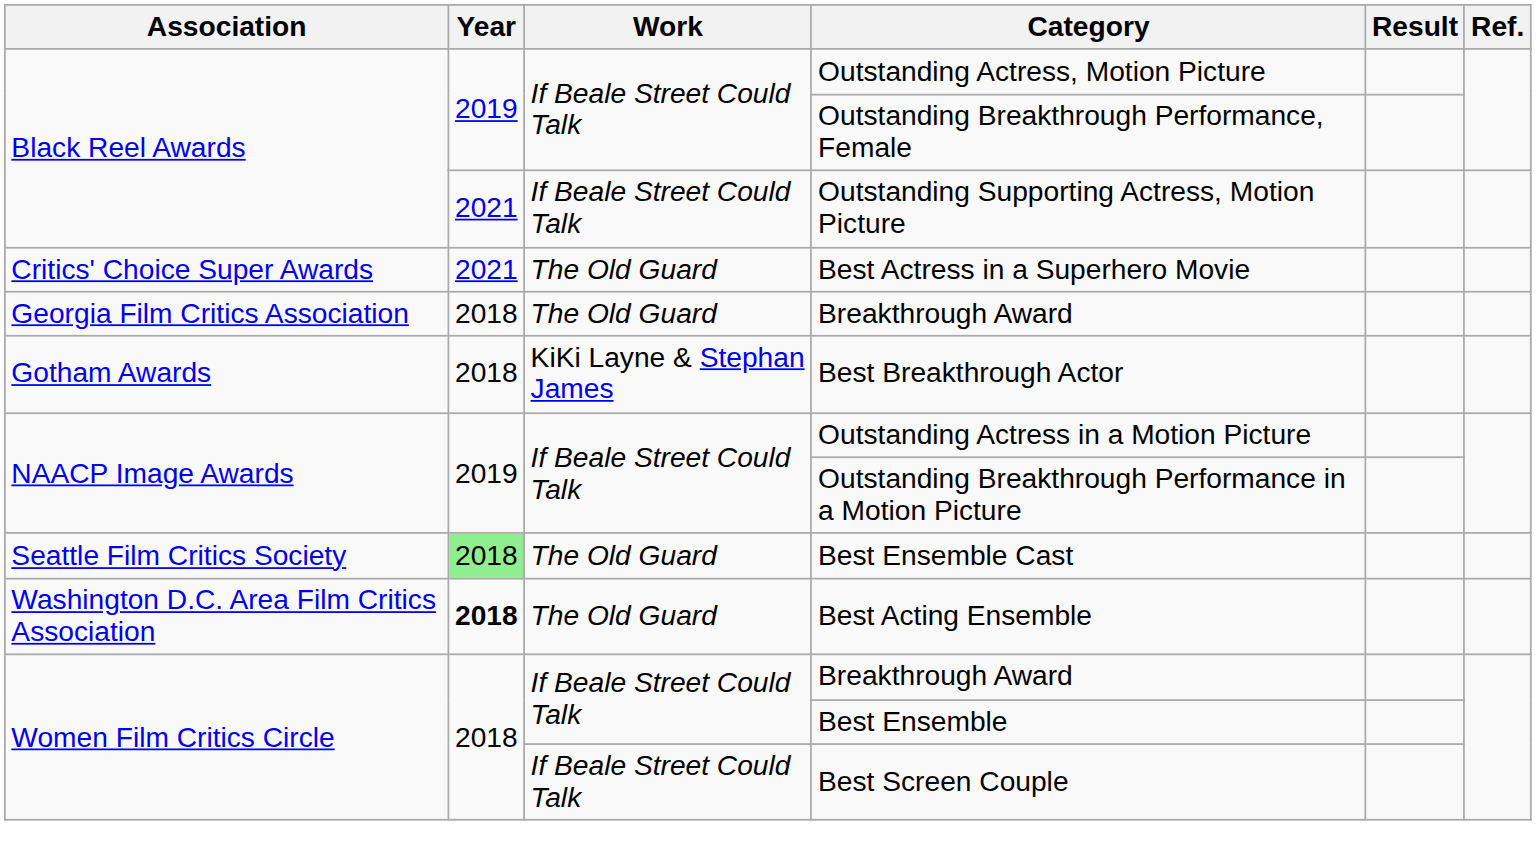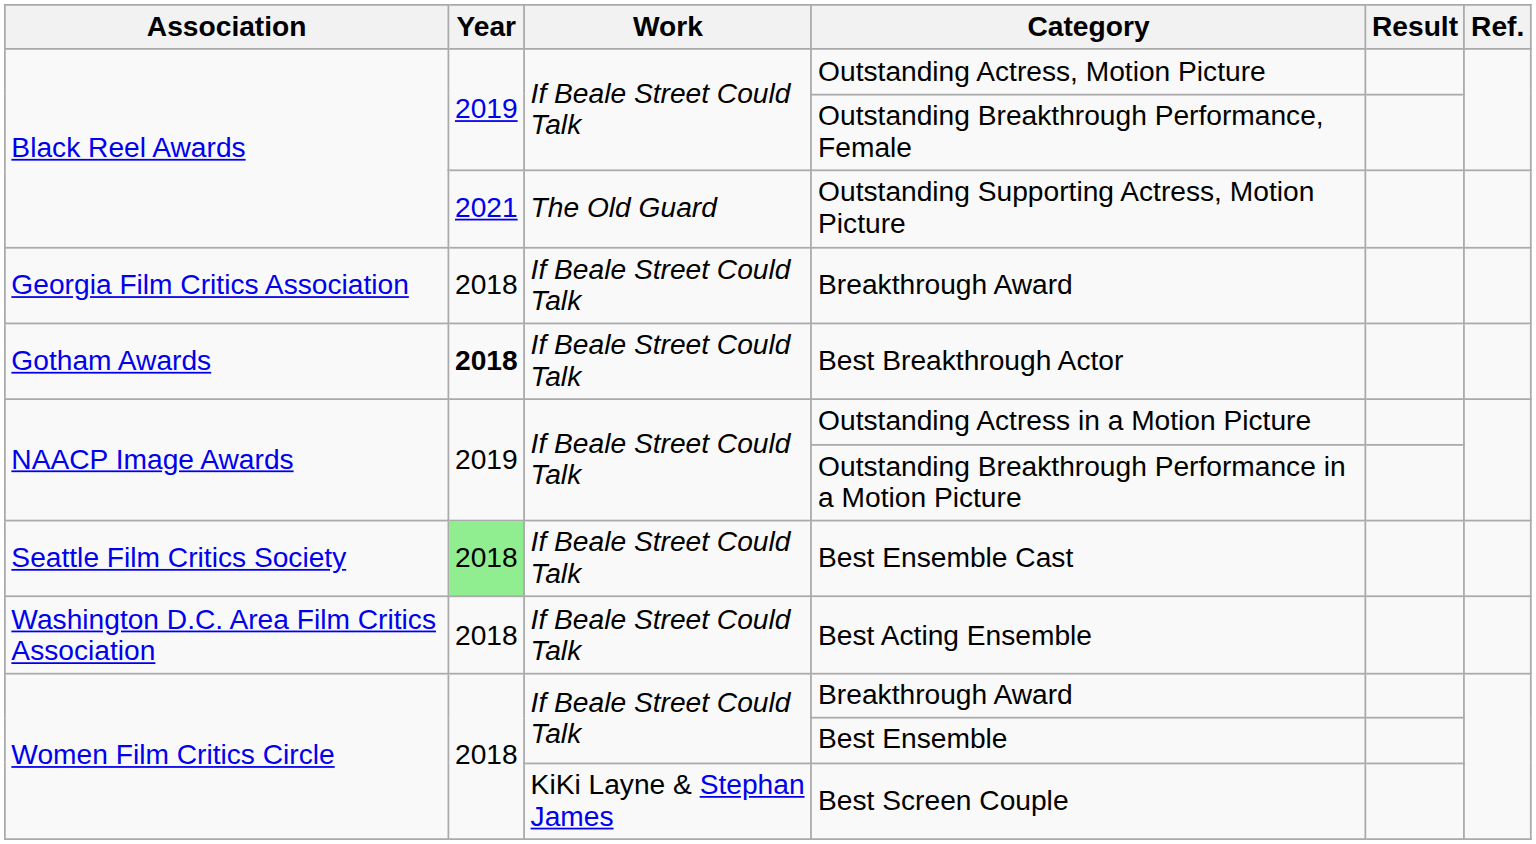(661, 208) If Beale Street Could Talk -> (624, 208) The Old Guard
- row: (192, 268)
(624, 313) The Old Guard -> (661, 284) If Beale Street Could Talk
(486, 373) normal -> (486, 361) bold
(668, 373) KiKi Layne & Stephan James -> (661, 361) If Beale Street Could Talk
(624, 555) The Old Guard -> (661, 558) If Beale Street Could Talk
(486, 615) bold -> (486, 634) normal
(624, 615) The Old Guard -> (661, 634) If Beale Street Could Talk
(661, 781) If Beale Street Could Talk -> (668, 800) KiKi Layne & Stephan James
